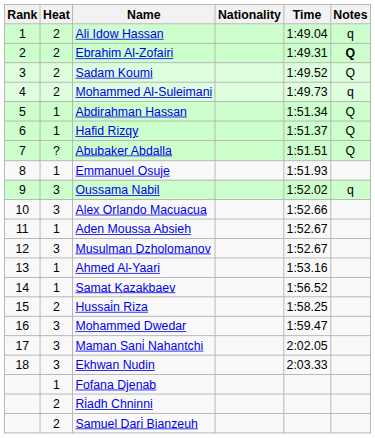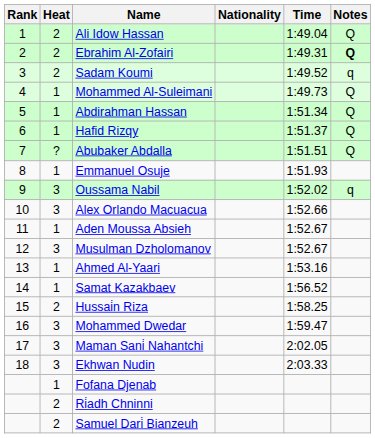(350, 34) q -> (350, 34) Q
(350, 73) Q -> (350, 73) q
(56, 92) 2 -> (56, 92) 1
(350, 92) q -> (350, 92) Q
